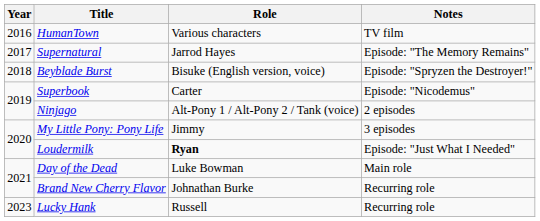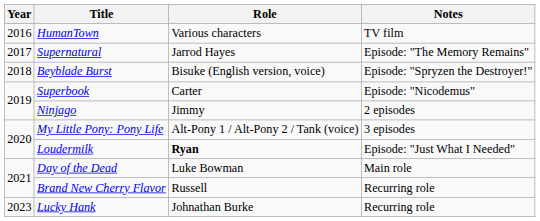(265, 110) Alt-Pony 1 / Alt-Pony 2 / Tank (voice) -> (188, 110) Jimmy
(188, 129) Jimmy -> (265, 129) Alt-Pony 1 / Alt-Pony 2 / Tank (voice)
(212, 187) Johnathan Burke -> (189, 187) Russell
(189, 206) Russell -> (212, 206) Johnathan Burke
